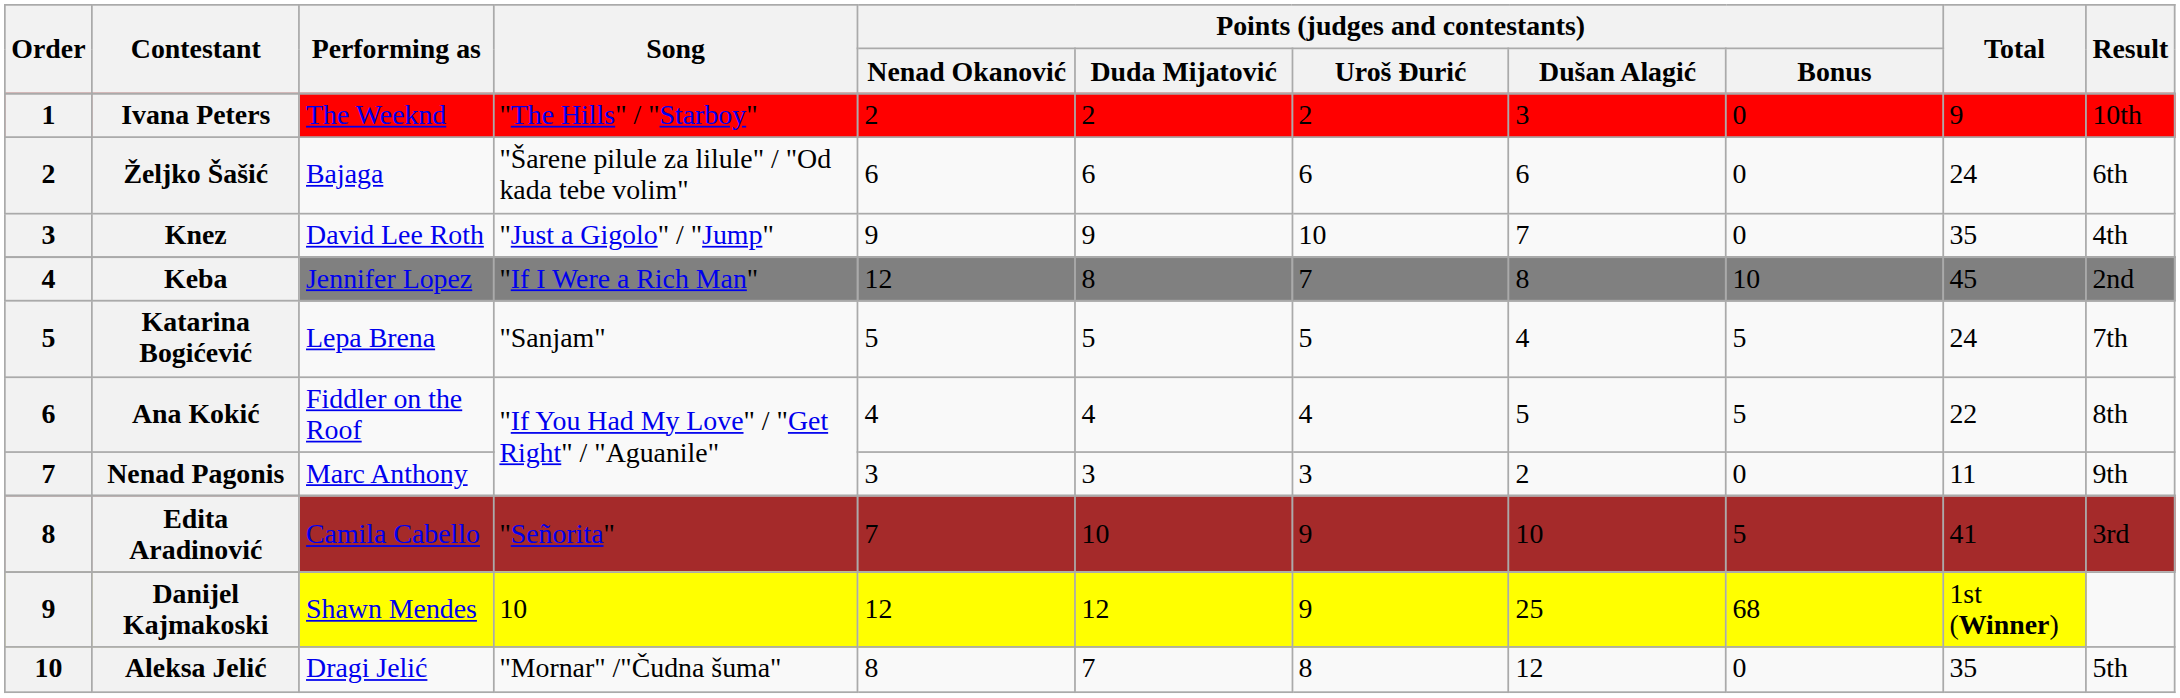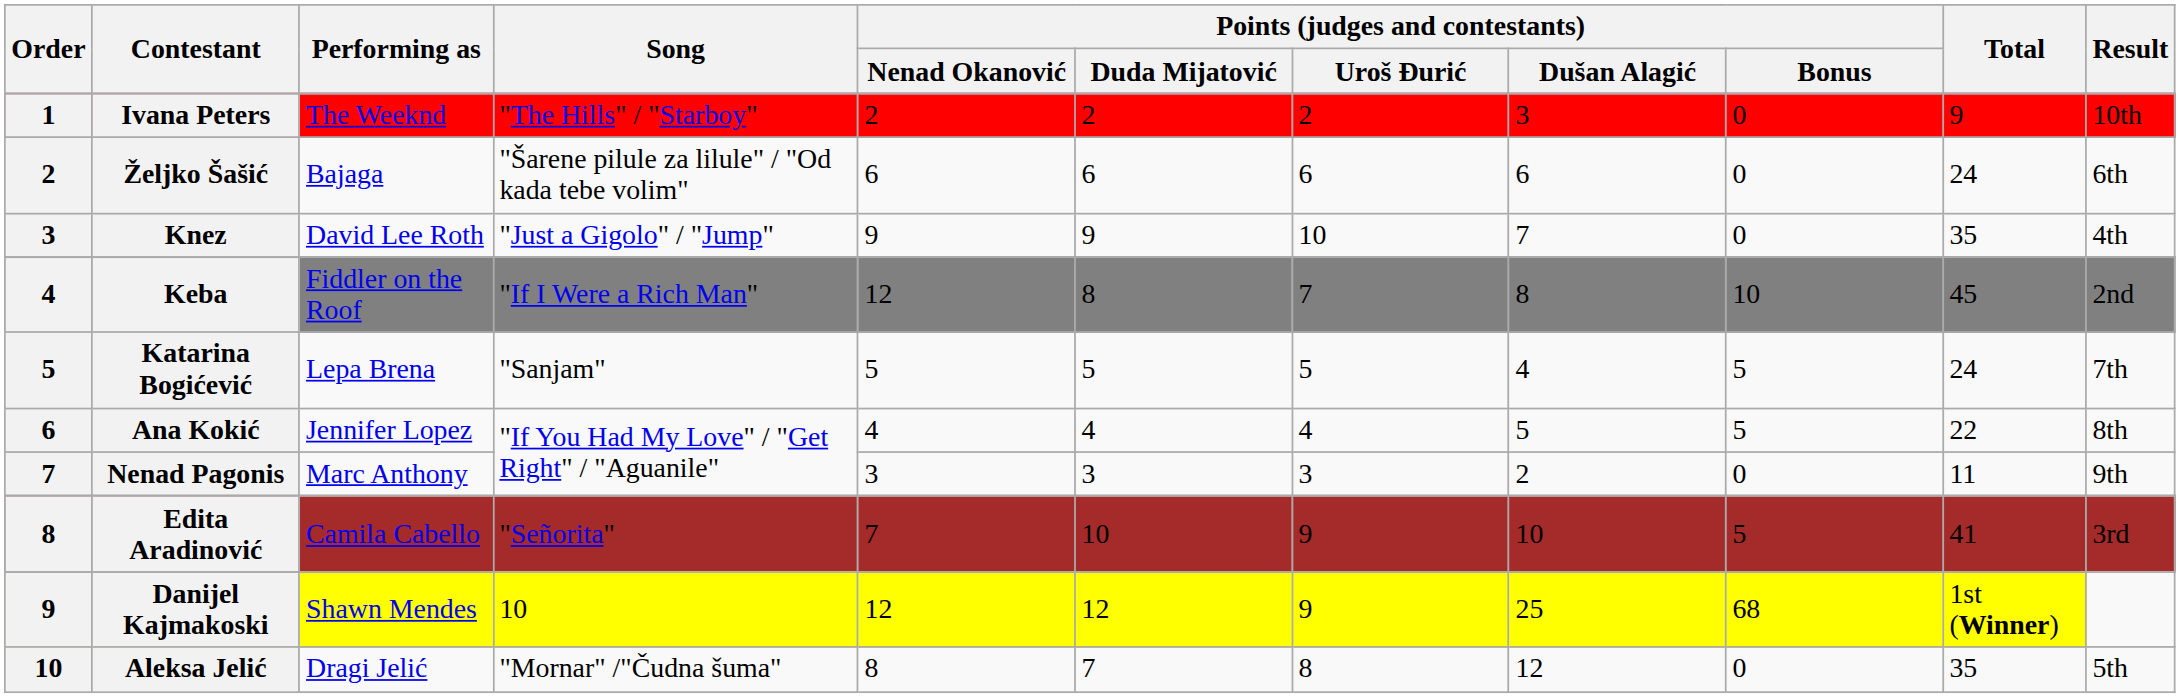(389, 278) Jennifer Lopez -> (384, 294) Fiddler on the Roof
(384, 413) Fiddler on the Roof -> (389, 429) Jennifer Lopez
